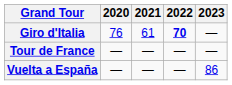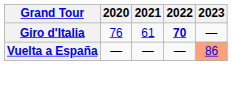- row: (52, 51)
(211, 70) no background -> (211, 51) lightsalmon background
